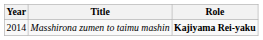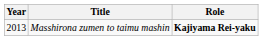(16, 27) 2014 -> (16, 27) 2013
